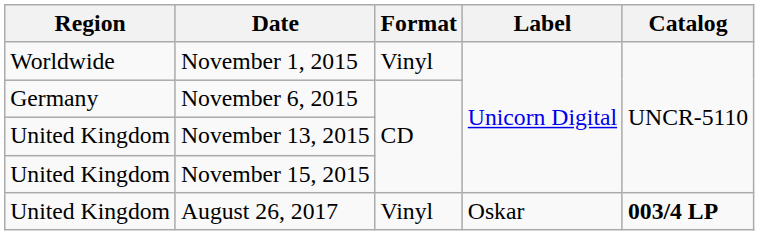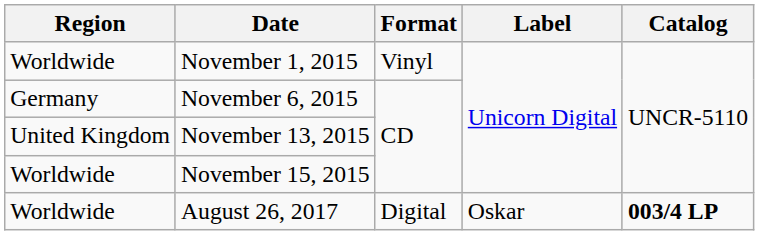(90, 173) United Kingdom -> (63, 173) Worldwide
(90, 211) United Kingdom -> (63, 211) Worldwide
(407, 211) Vinyl -> (413, 211) Digital
